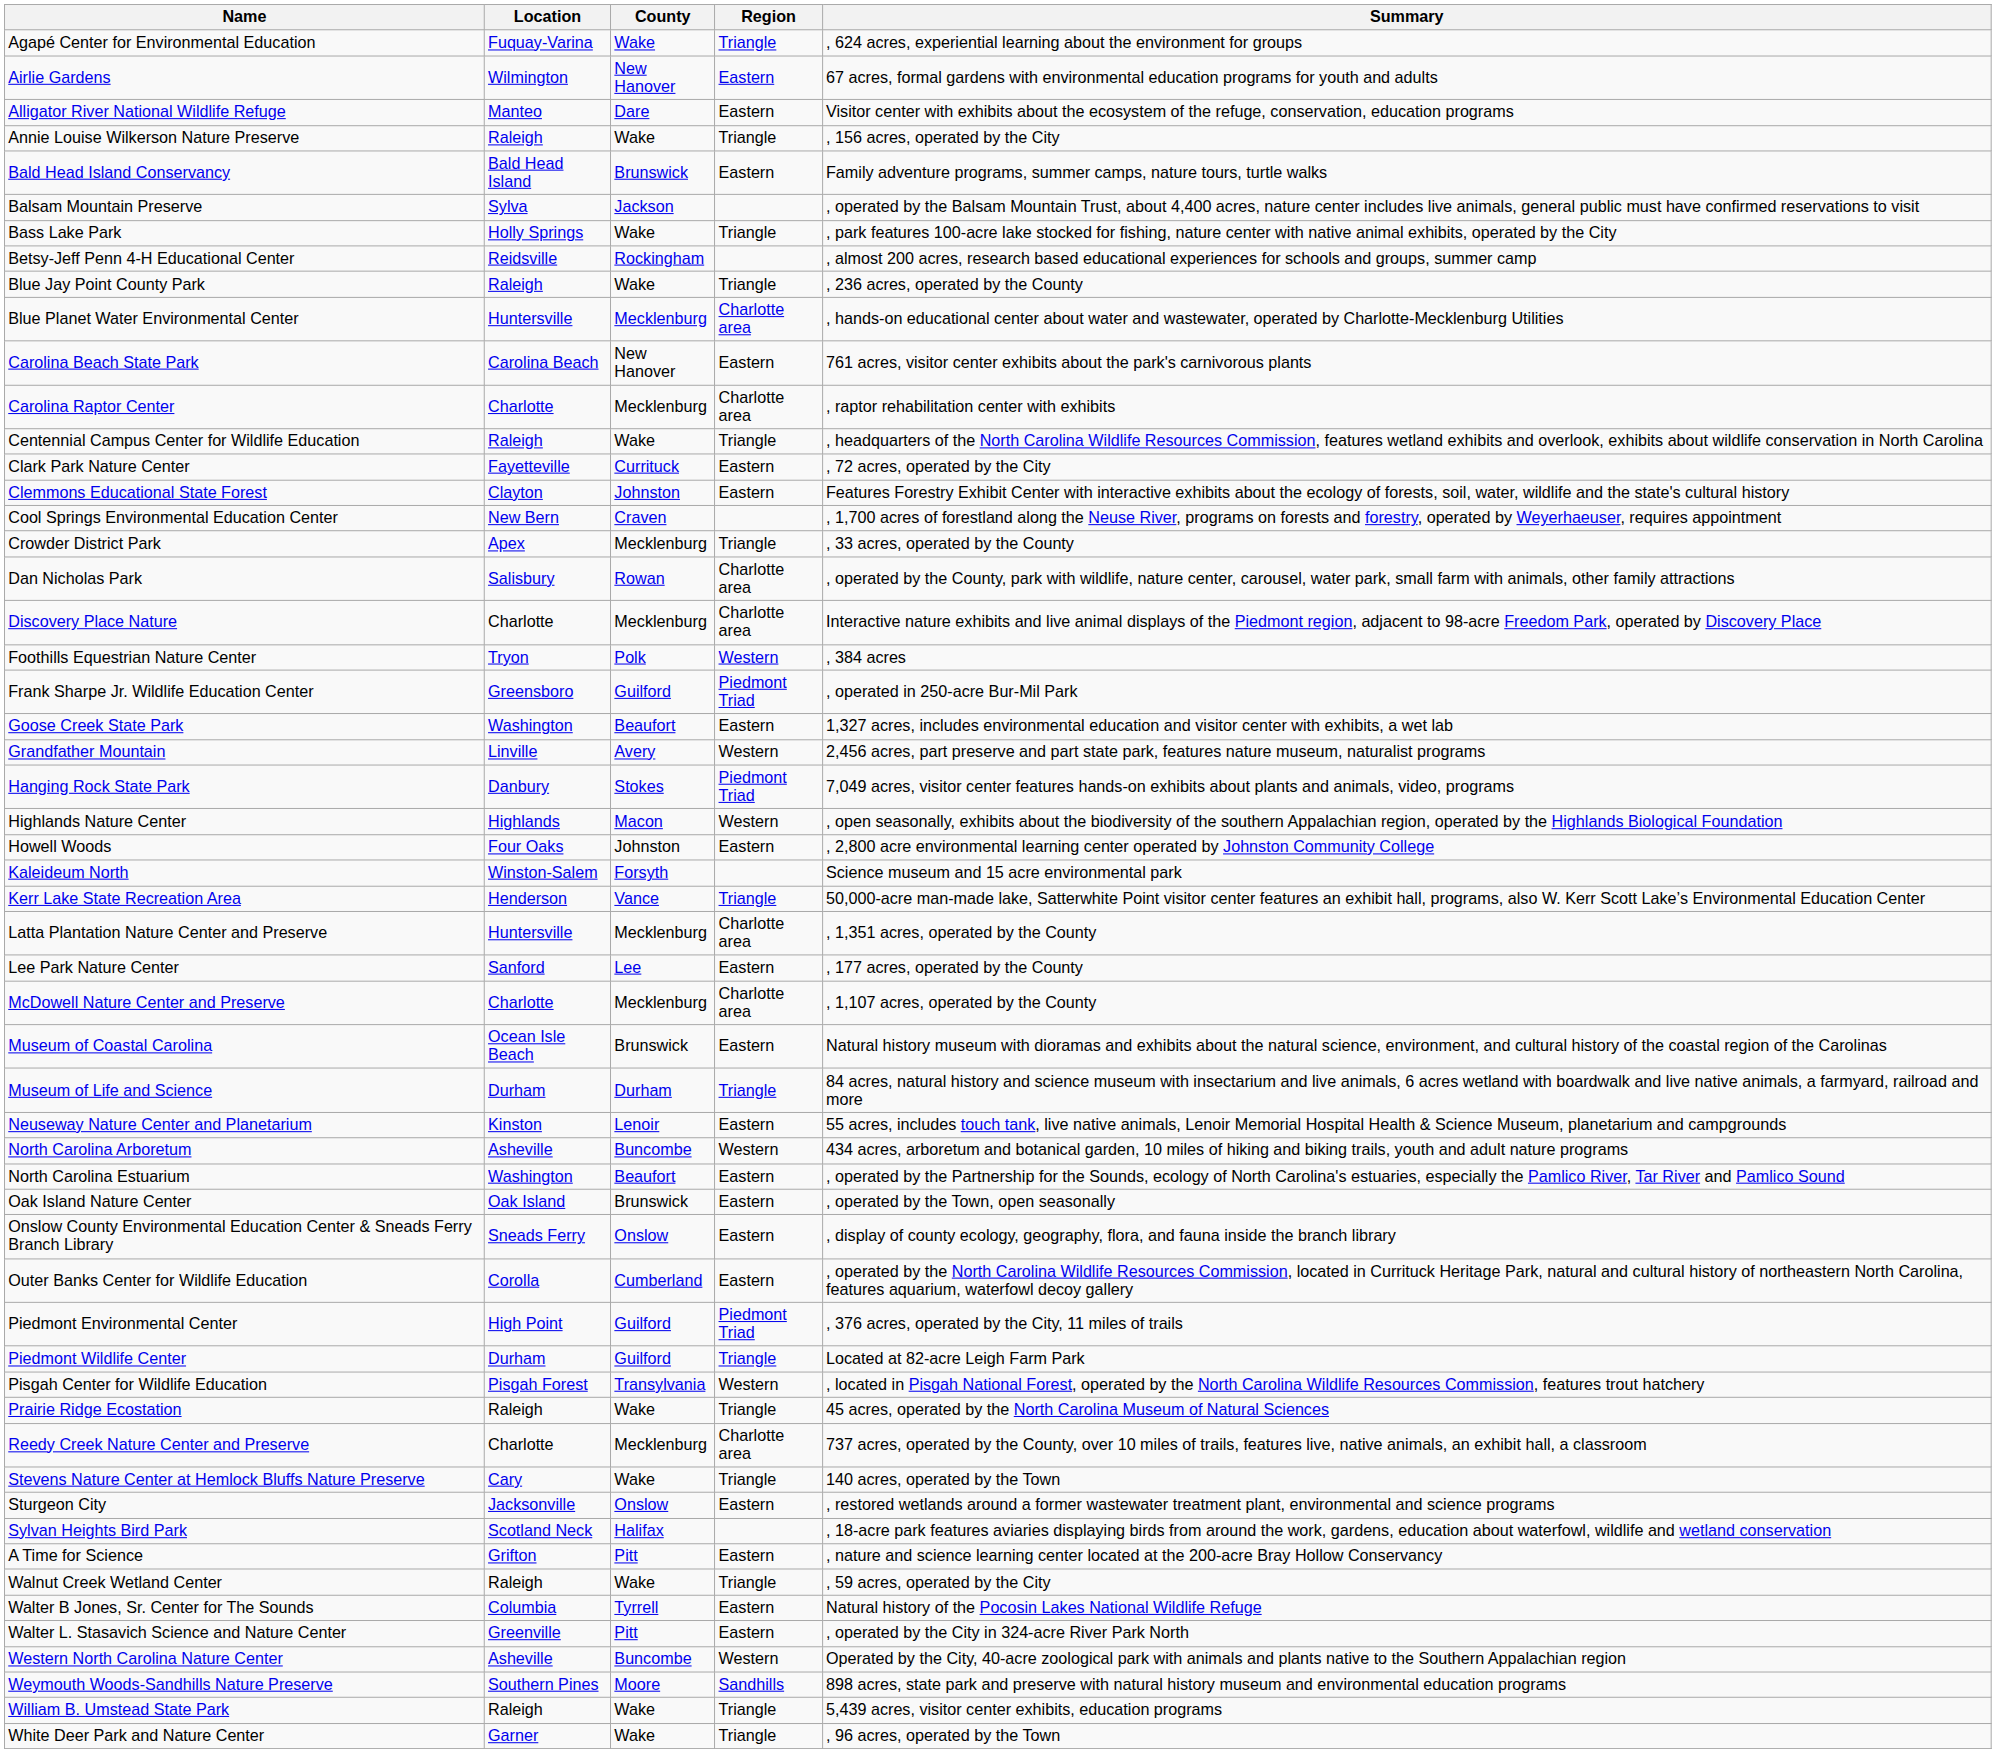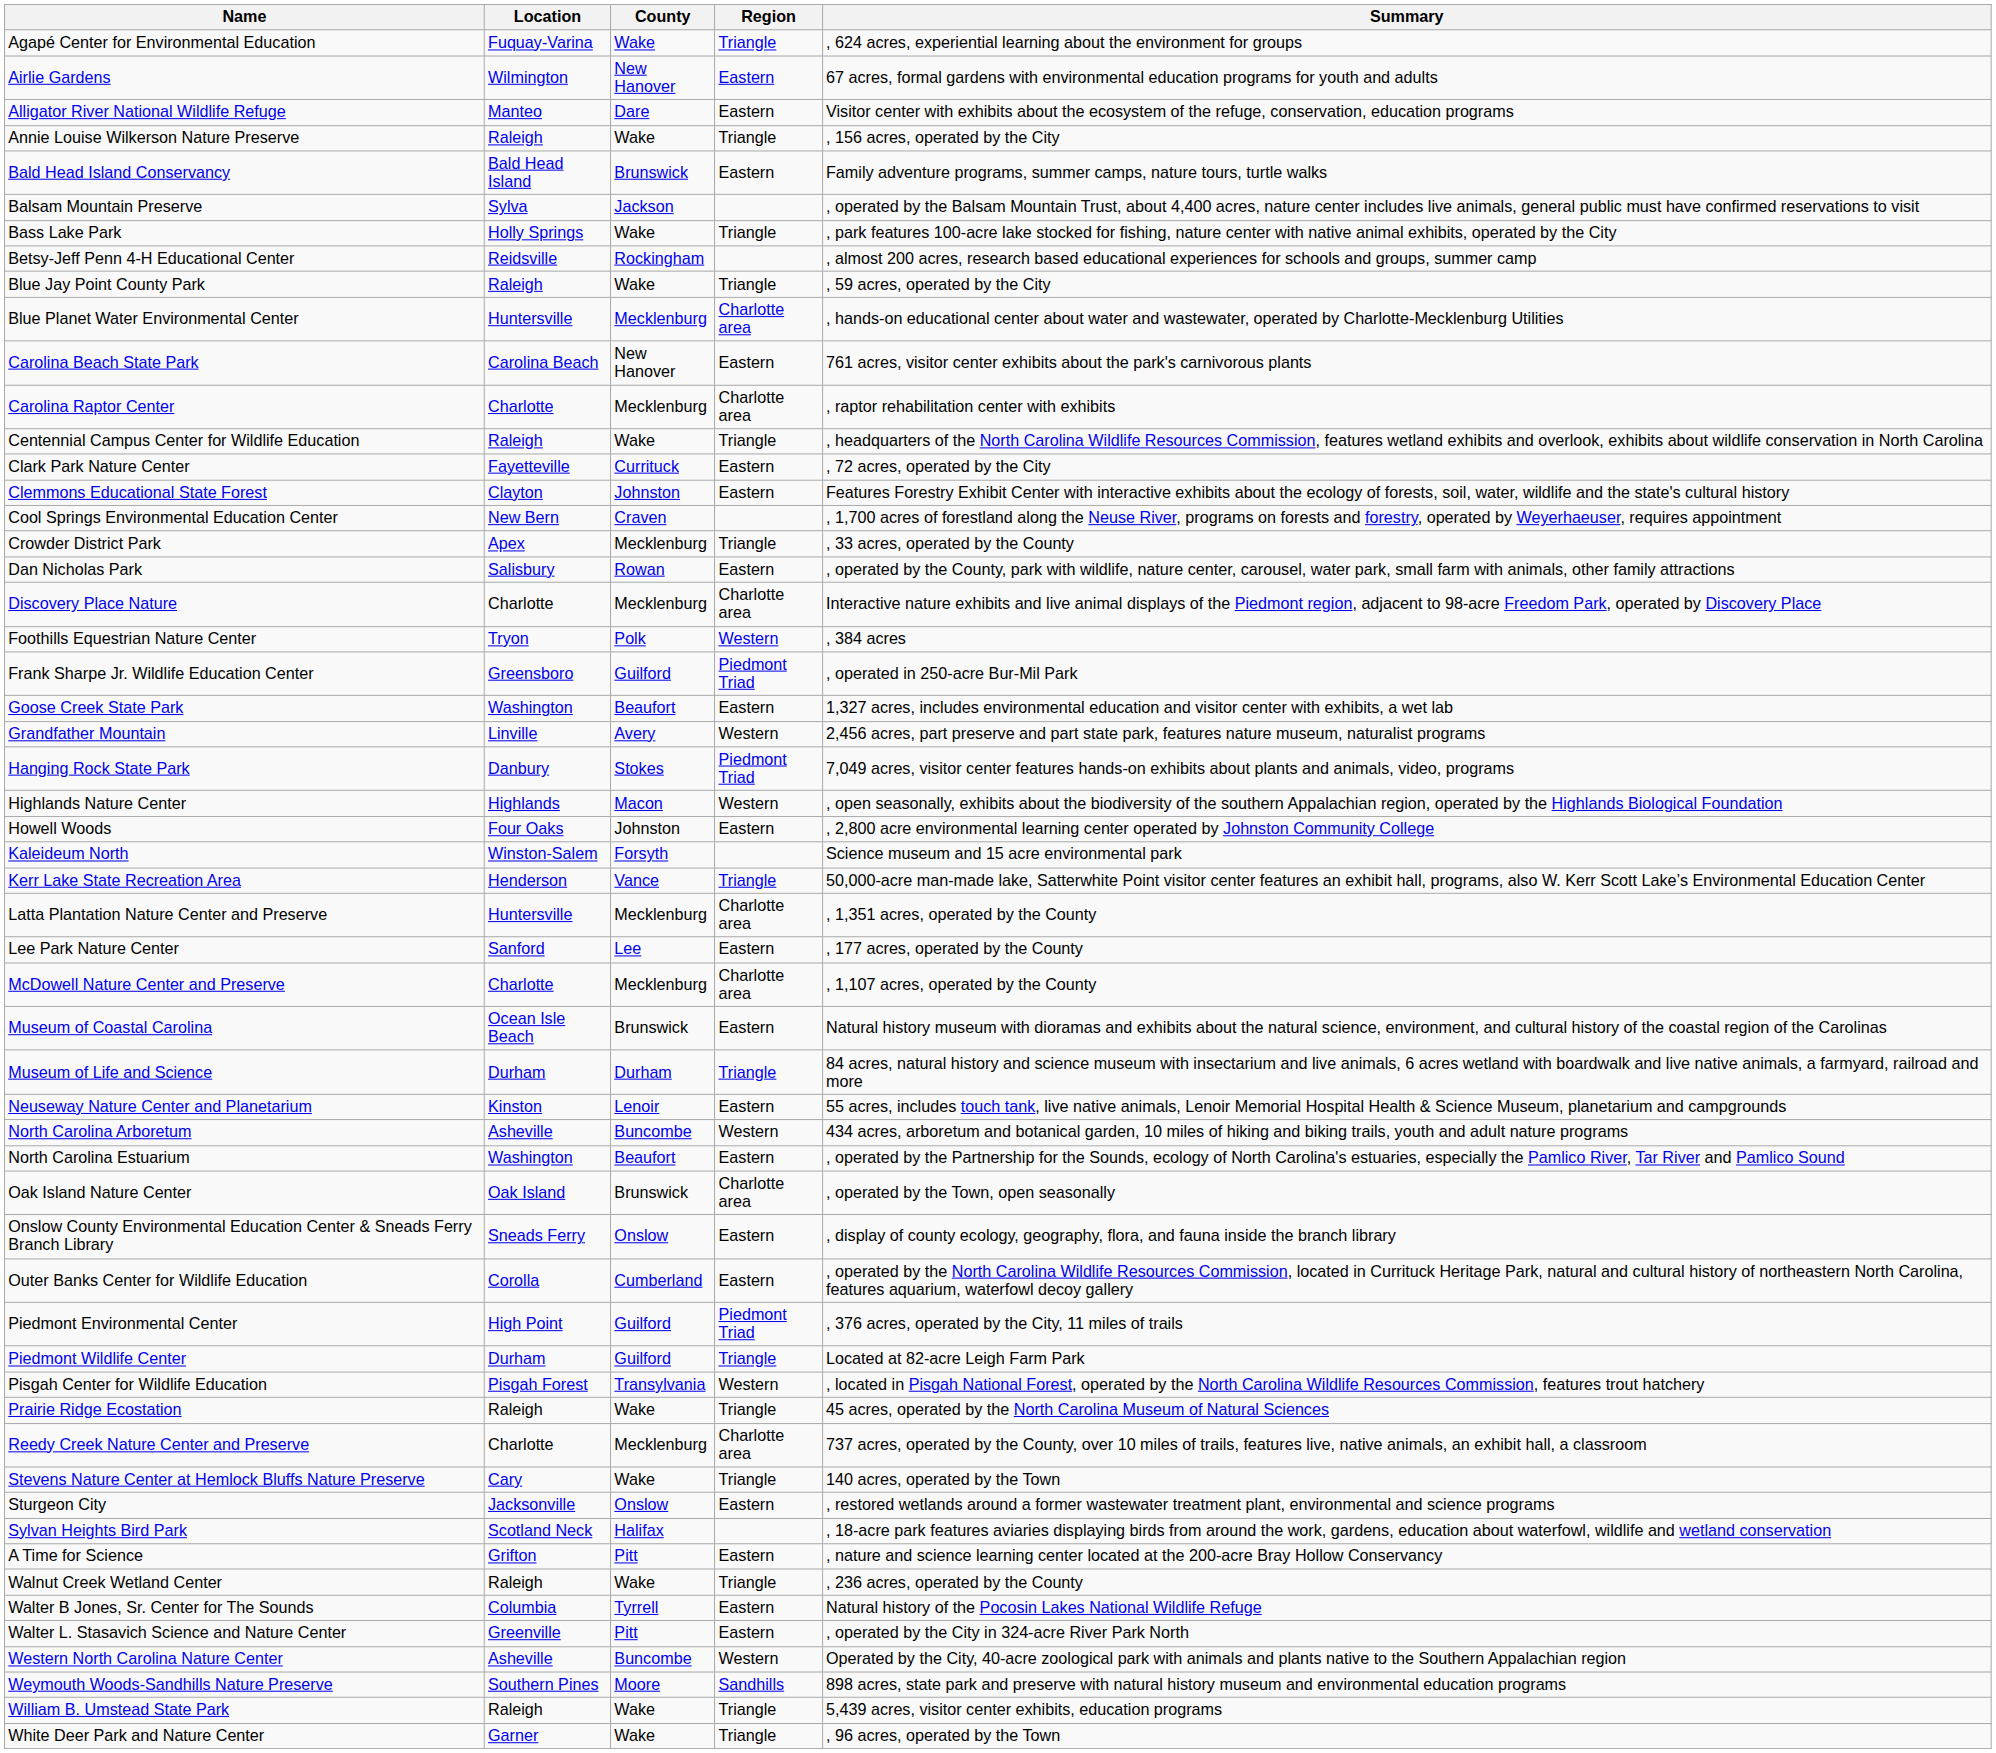(954, 284) , 236 acres, operated by the County -> (938, 284) , 59 acres, operated by the City
(751, 578) Charlotte area -> (746, 569) Eastern
(746, 1201) Eastern -> (751, 1192) Charlotte area
(938, 1582) , 59 acres, operated by the City -> (954, 1582) , 236 acres, operated by the County
